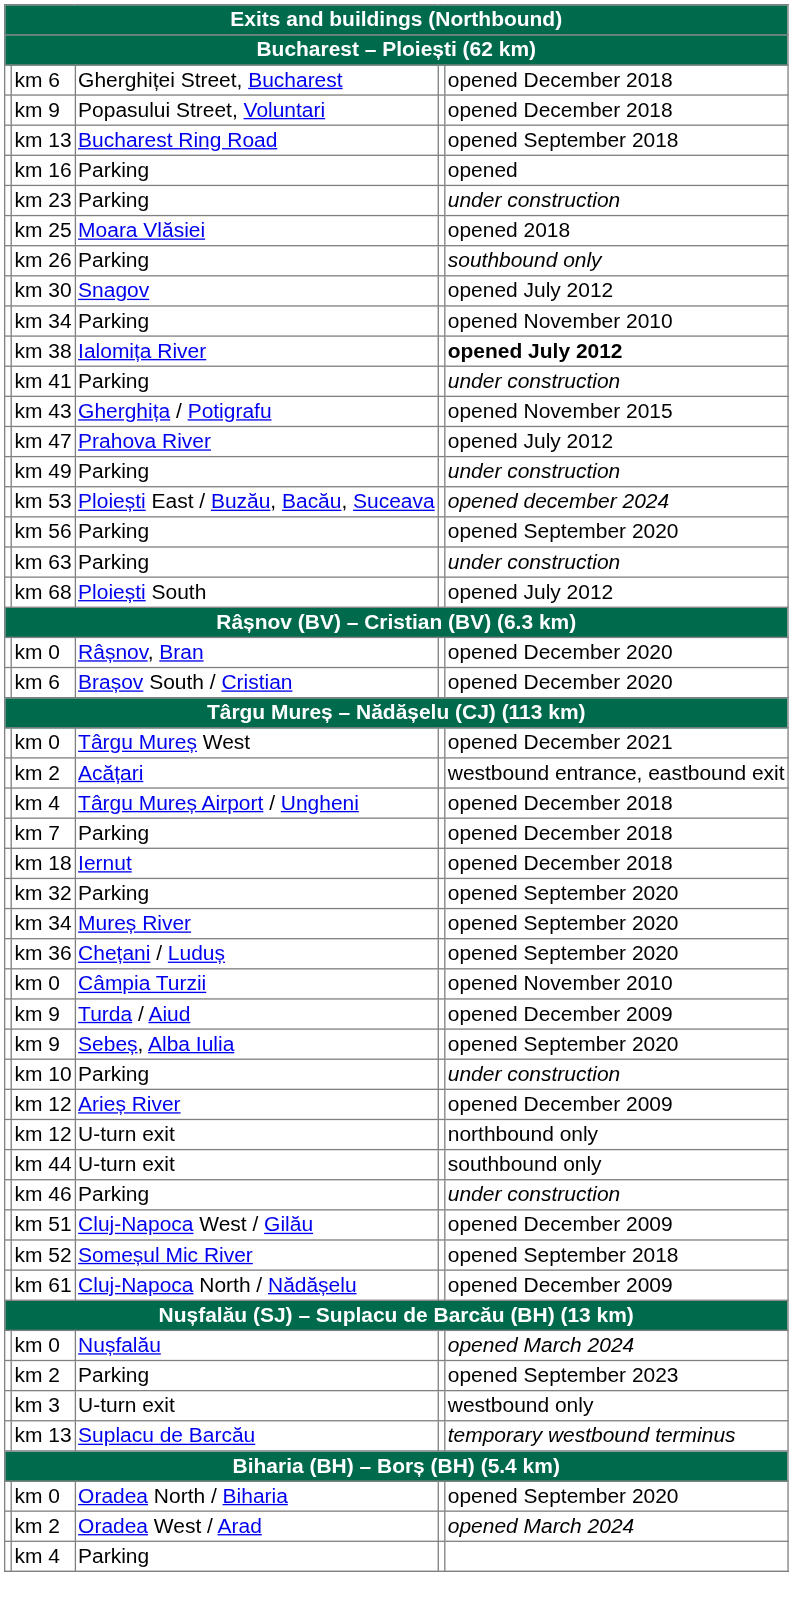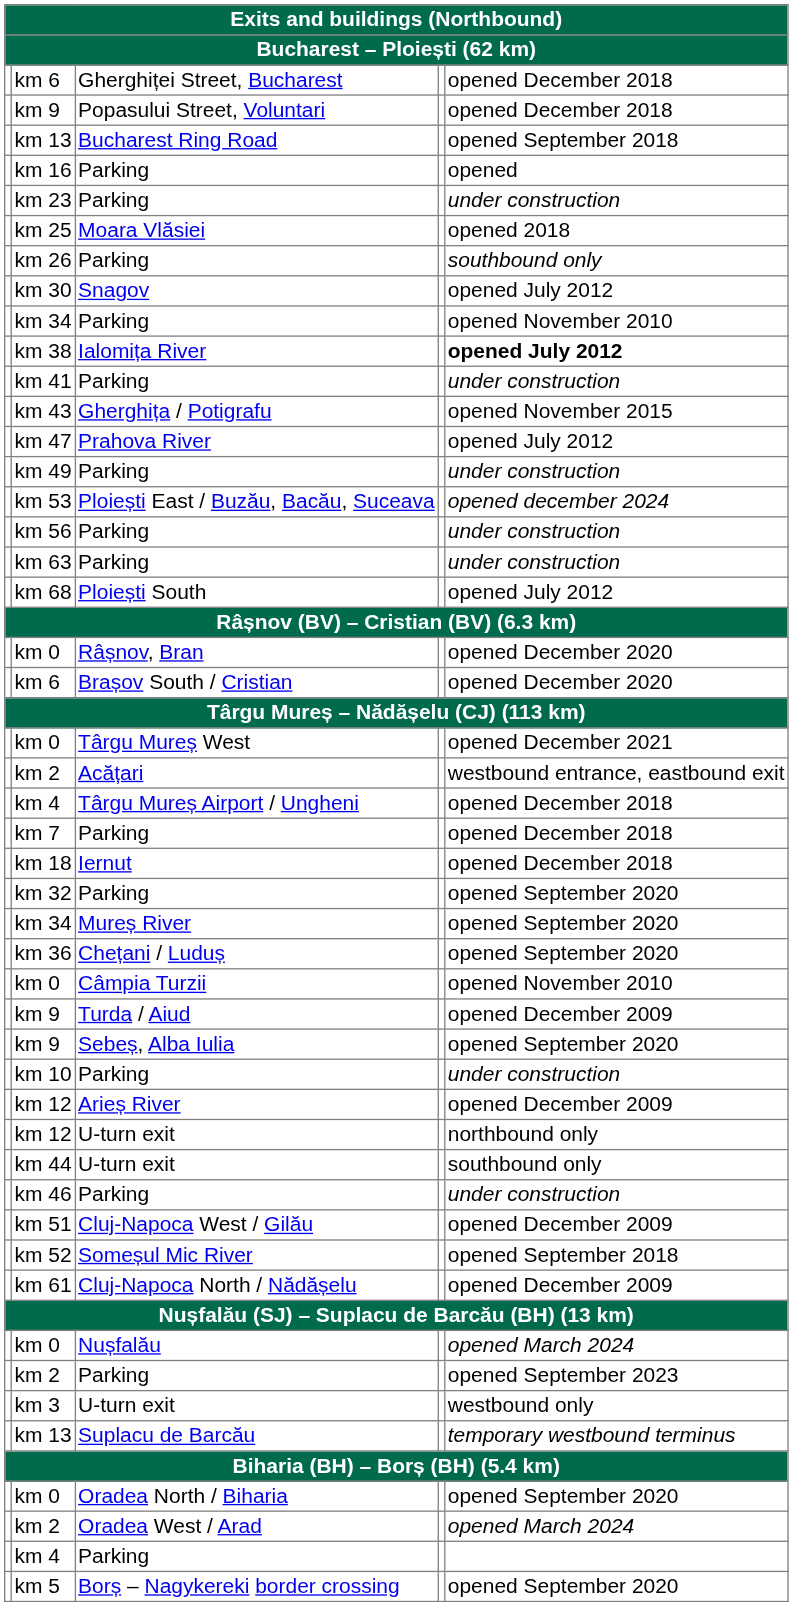(563, 531) opened September 2020 -> (534, 531) under construction
+ row: (37, 1586)
